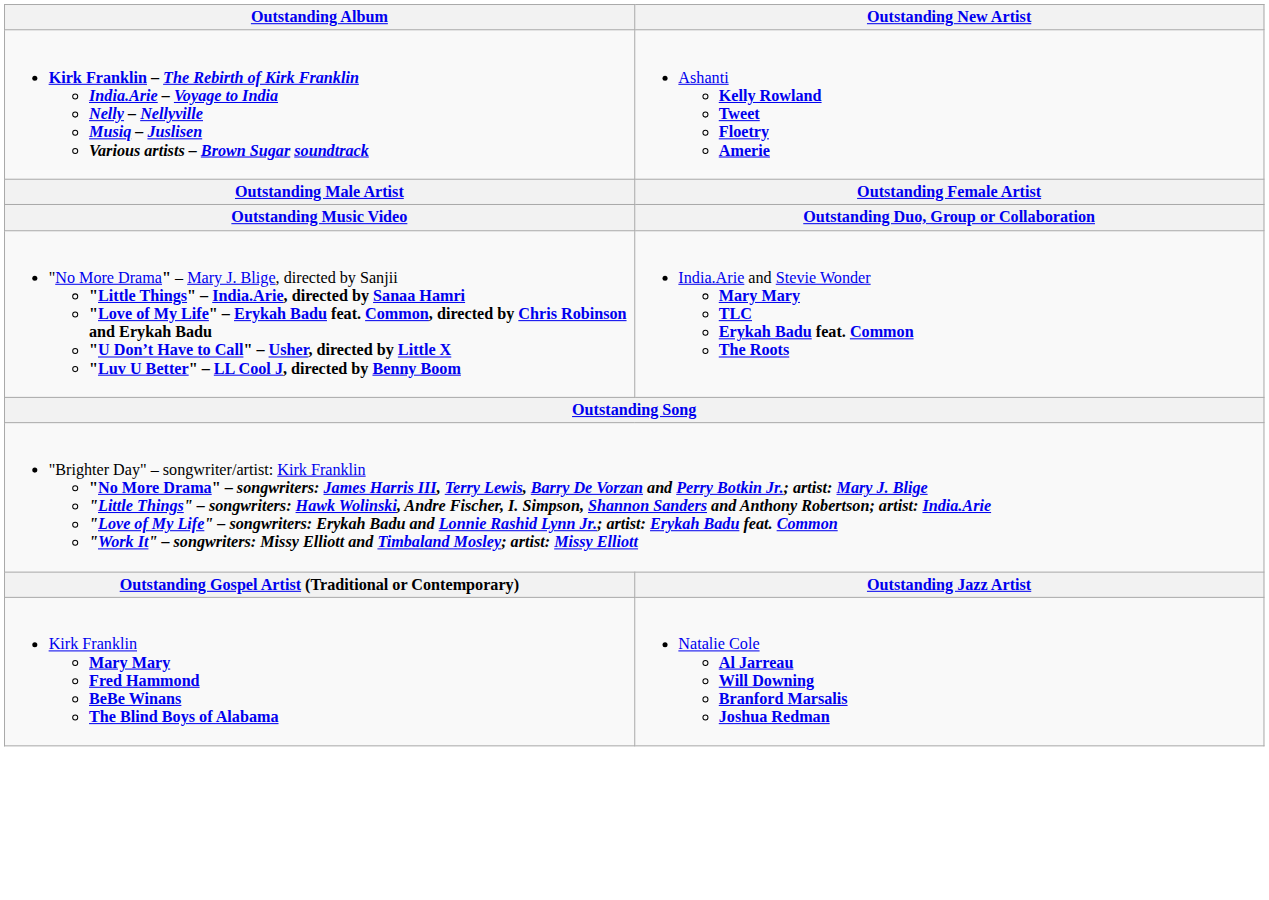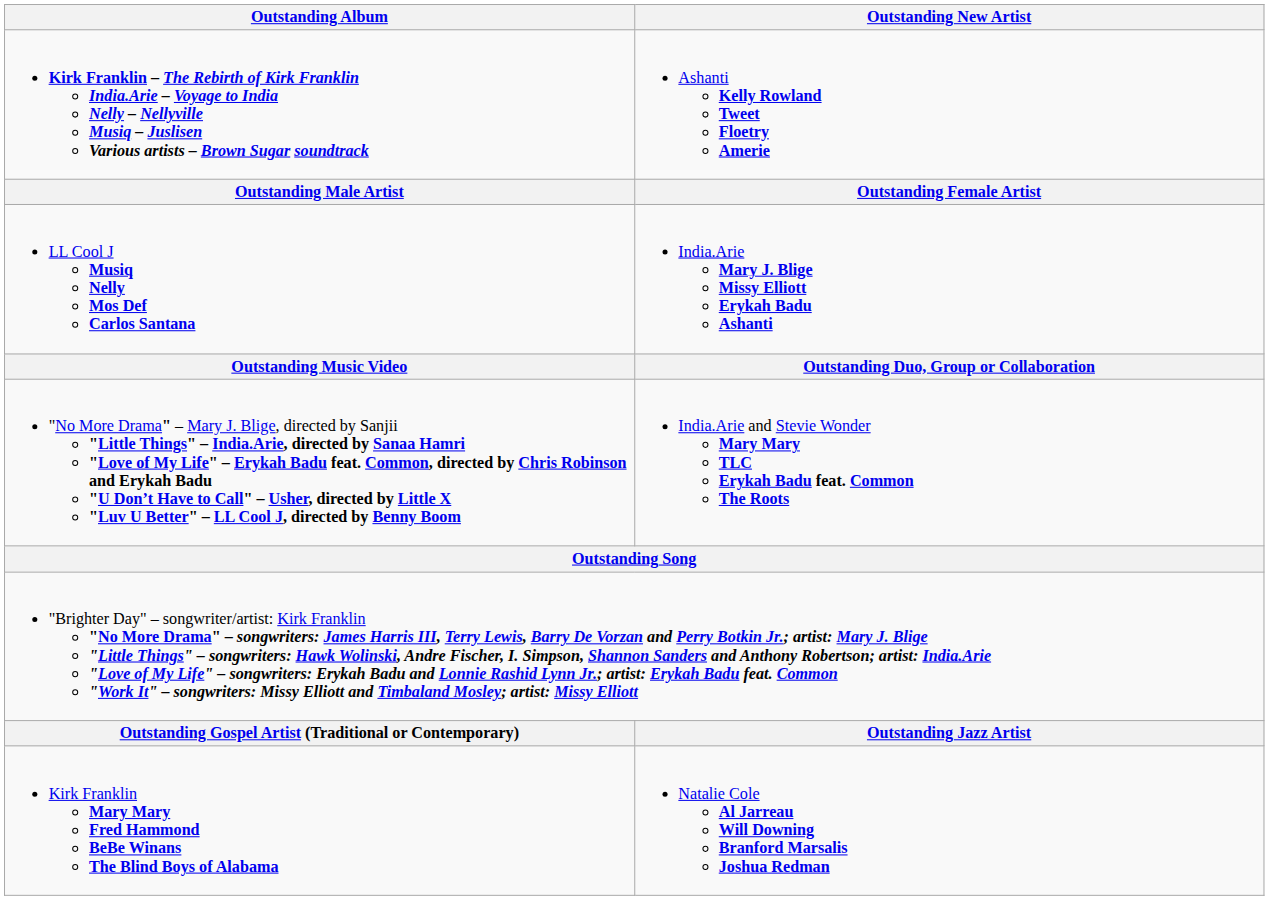+ row: (319, 288)
